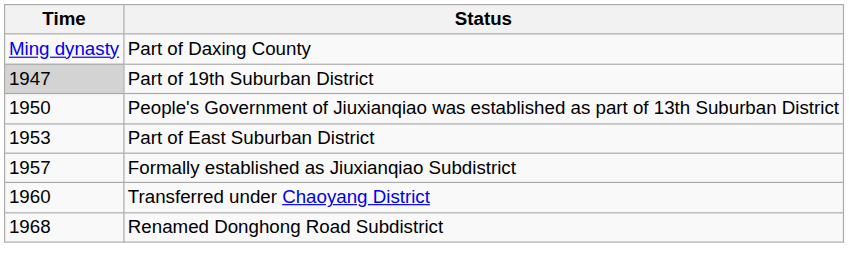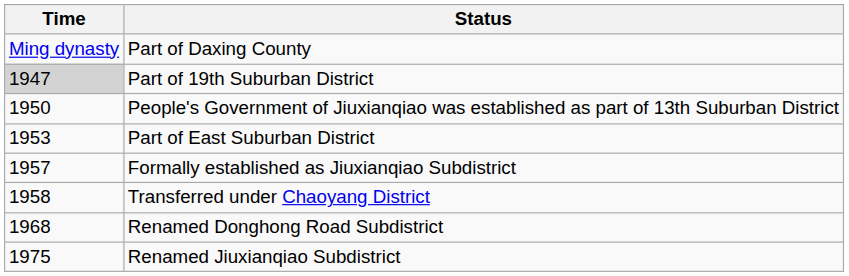(30, 197) 1960 -> (30, 197) 1958
+ row: (264, 256)
